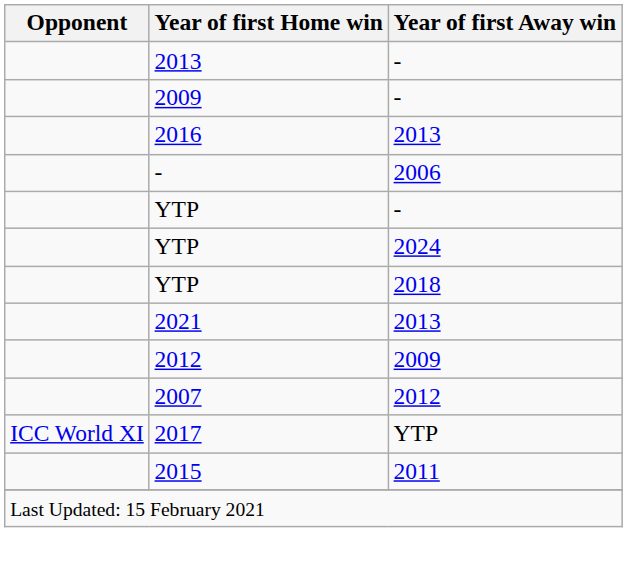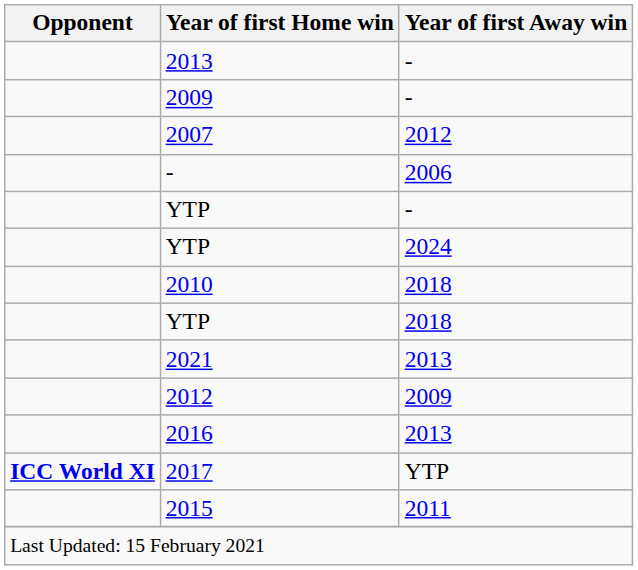rows swapped: (178, 396) <-> (178, 135)
+ row: (189, 284)
(77, 433) normal -> (82, 470) bold
